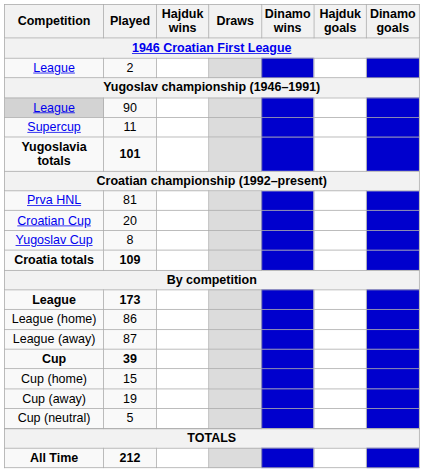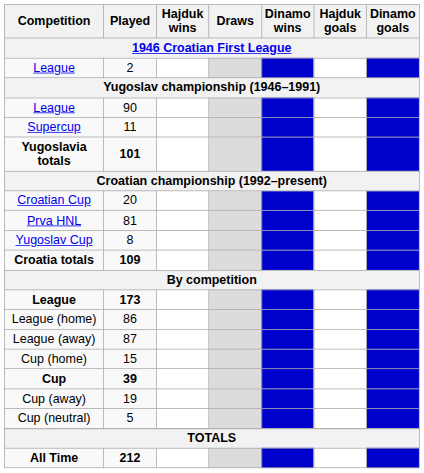(54, 107) lightgrey background -> (54, 107) no background
rows swapped: (130, 200) <-> (130, 220)
rows swapped: (130, 359) <-> (130, 378)
